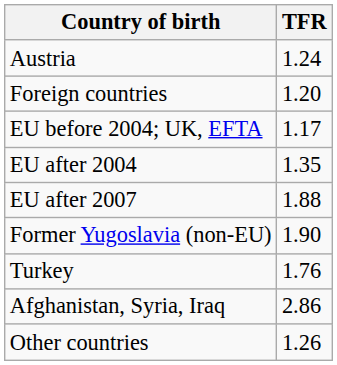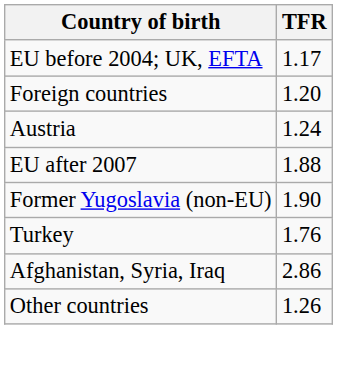rows swapped: (43, 57) <-> (136, 128)
- row: (73, 164)
